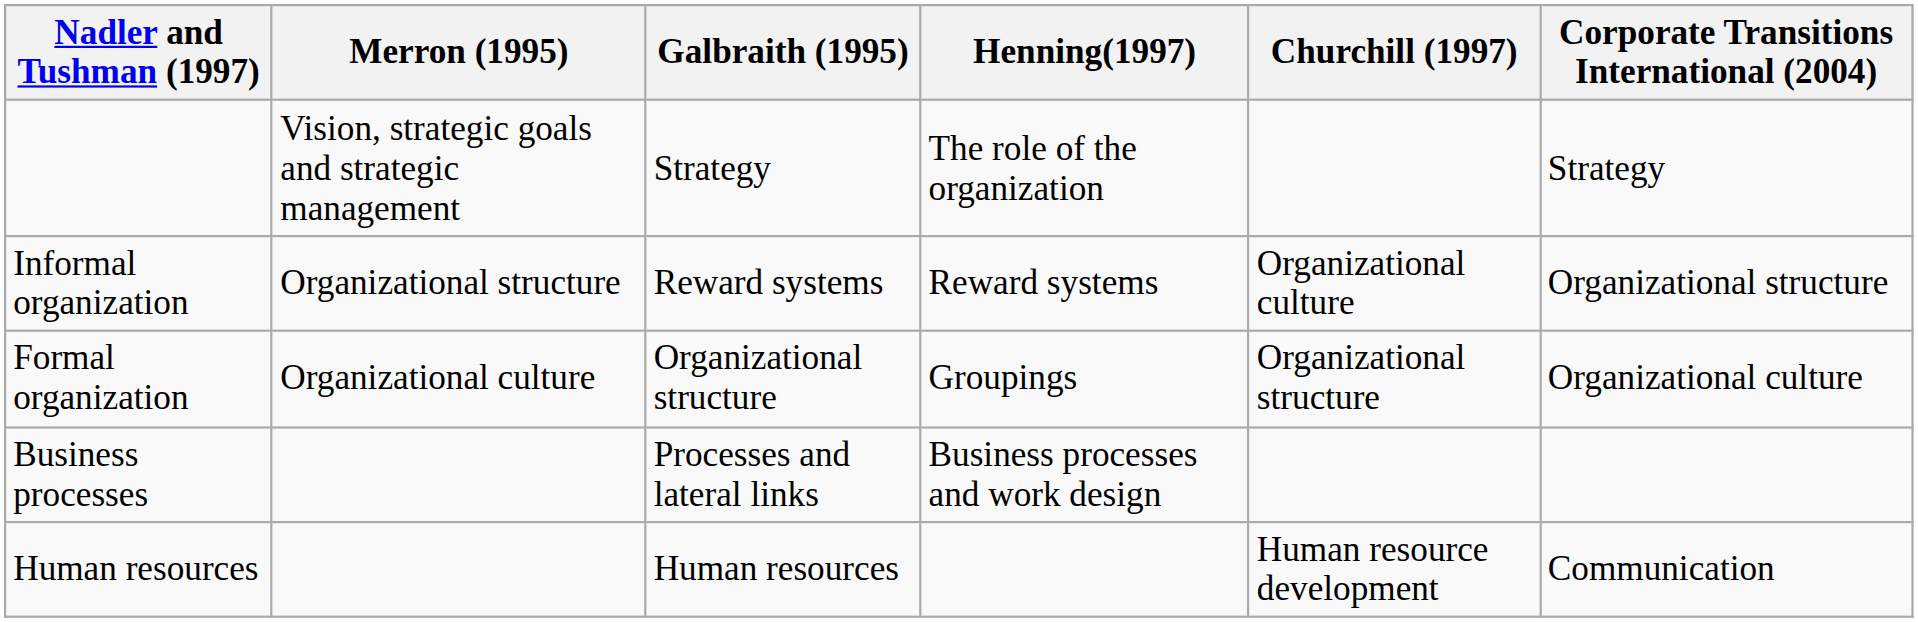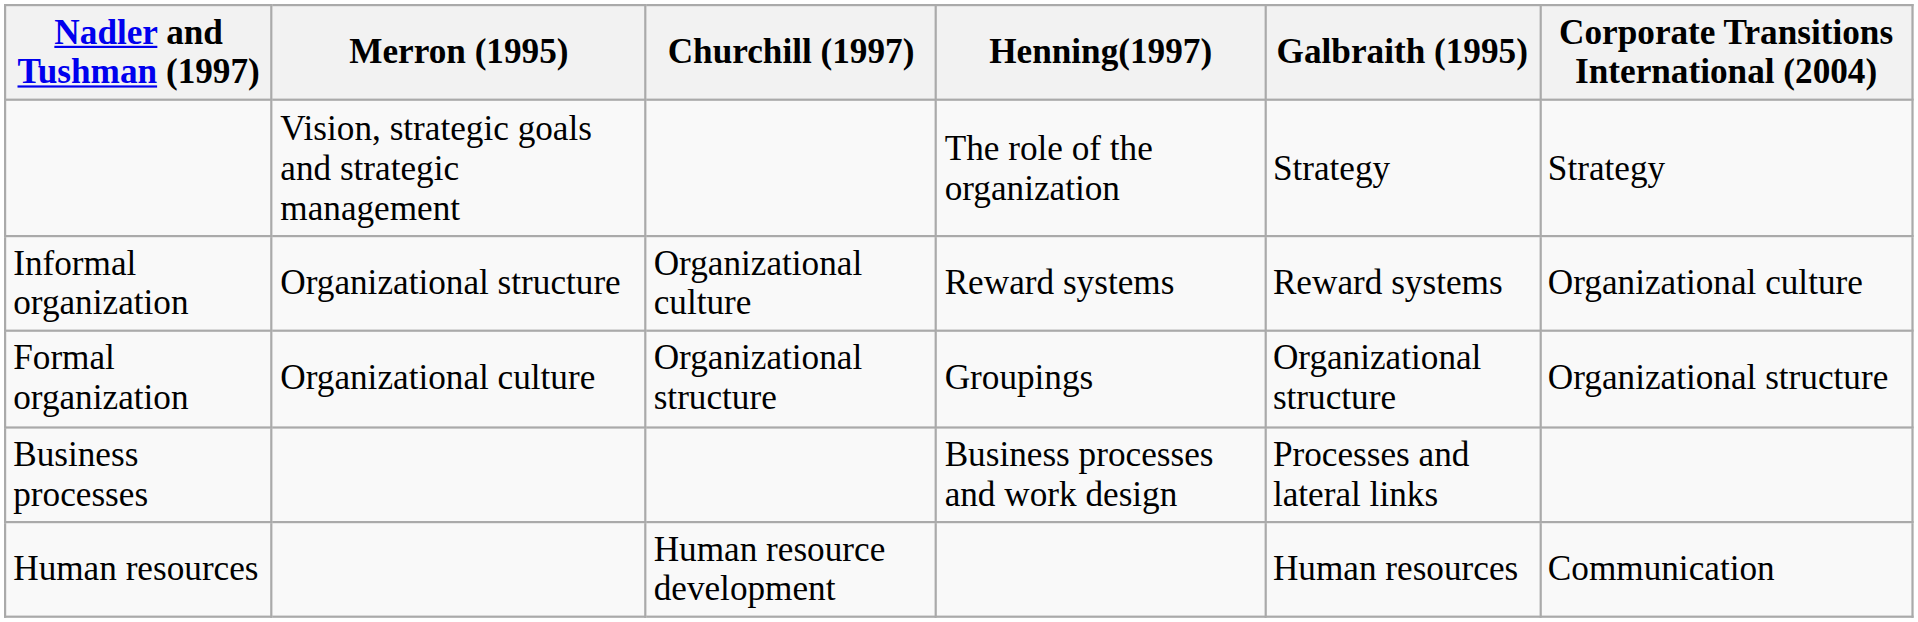columns swapped: (783, 52) <-> (1394, 52)
(1718, 282) Organizational structure -> (1705, 282) Organizational culture
(1705, 378) Organizational culture -> (1718, 378) Organizational structure
